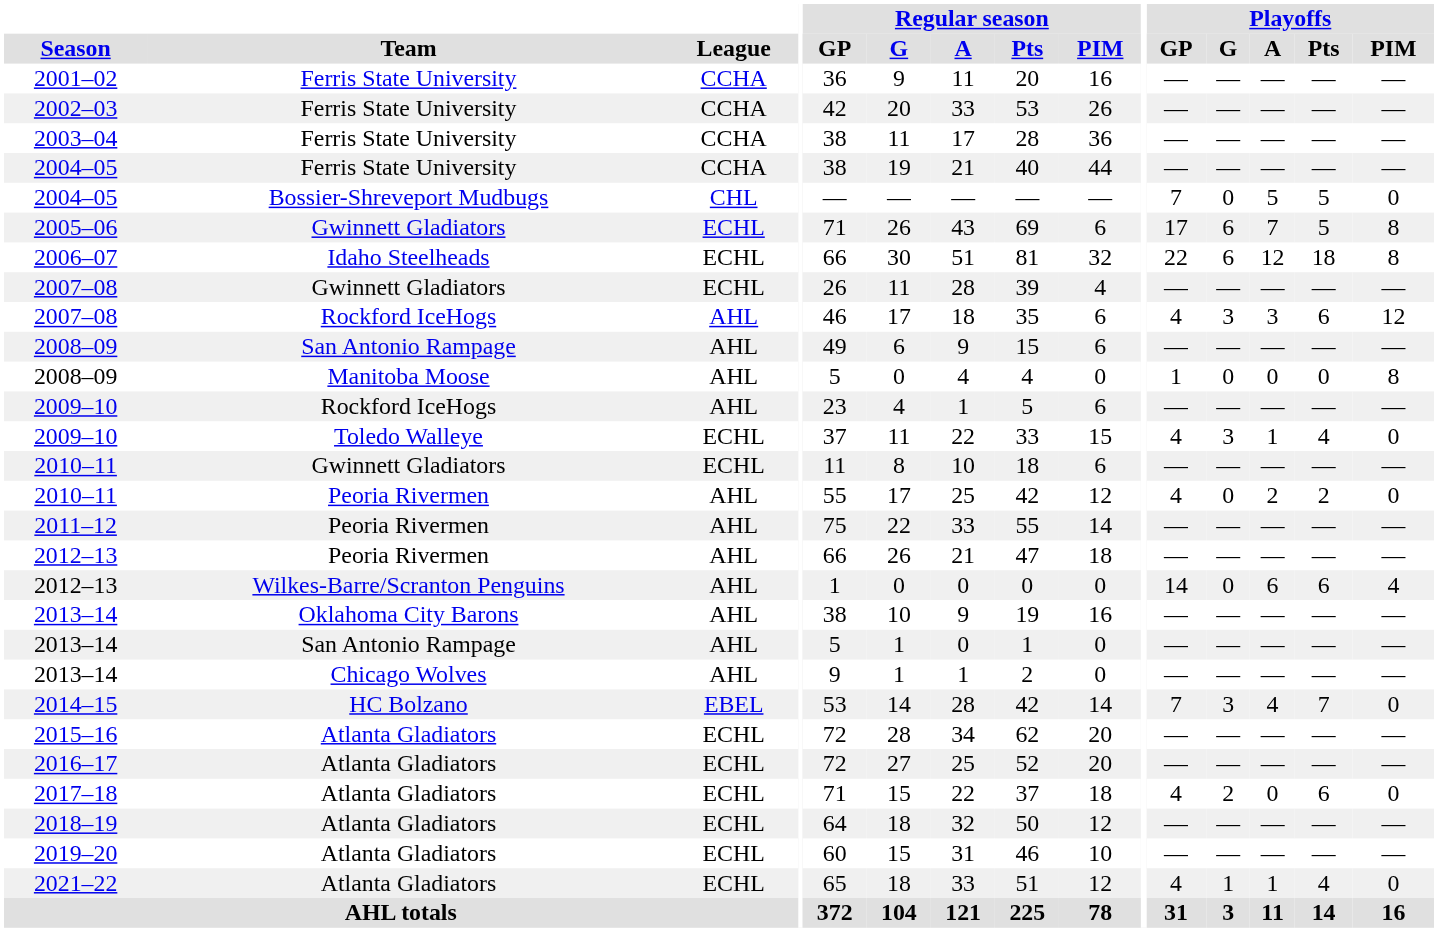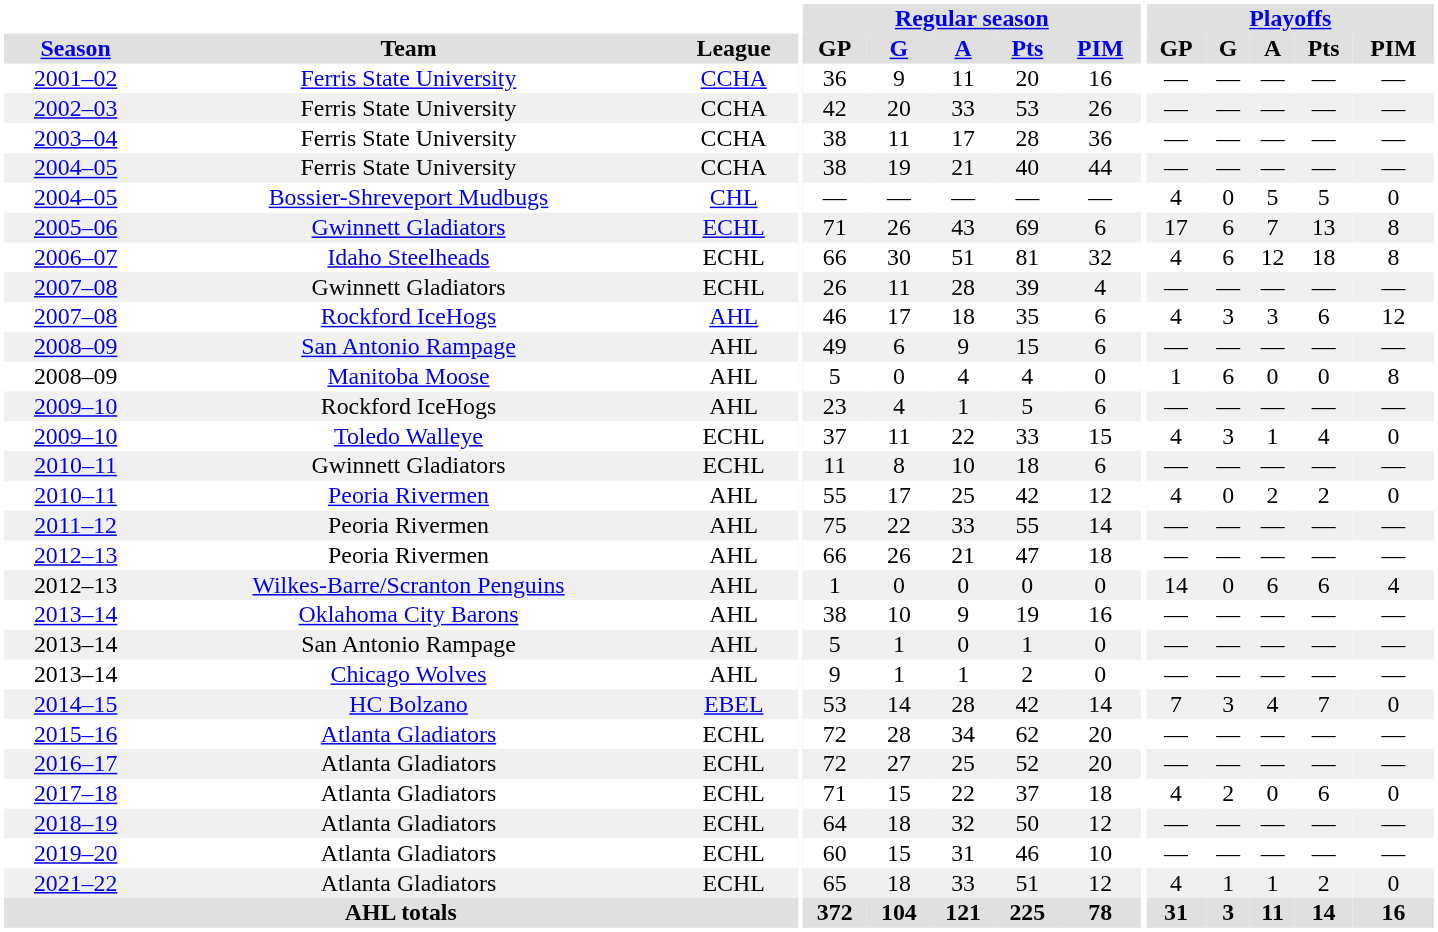(1176, 197) 7 -> (1176, 197) 4
(1324, 227) 5 -> (1324, 227) 13
(1176, 257) 22 -> (1176, 257) 4
(1228, 376) 0 -> (1228, 376) 6
(1324, 882) 4 -> (1324, 882) 2
